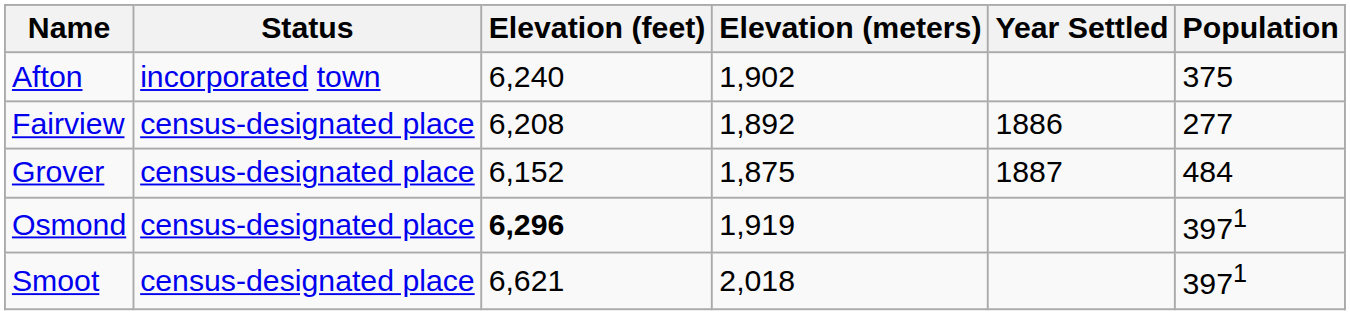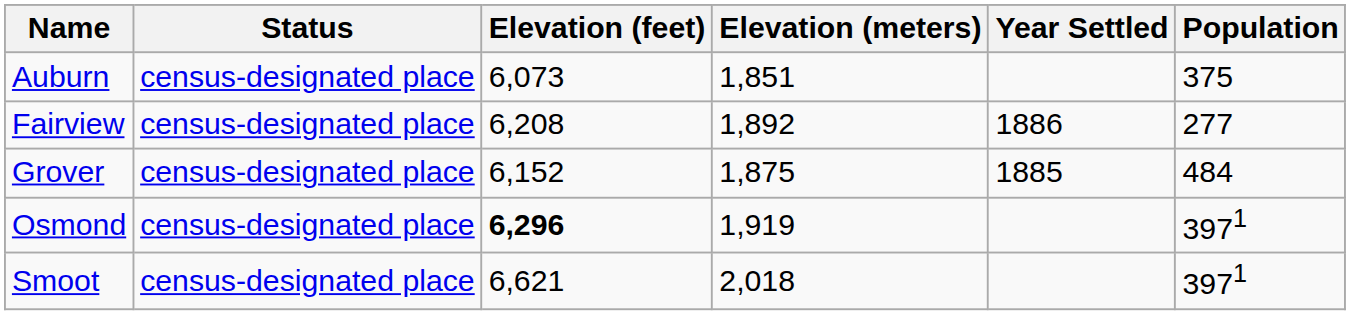- row: (47, 76)
+ row: (61, 76)
(1029, 172) 1887 -> (1029, 172) 1885
